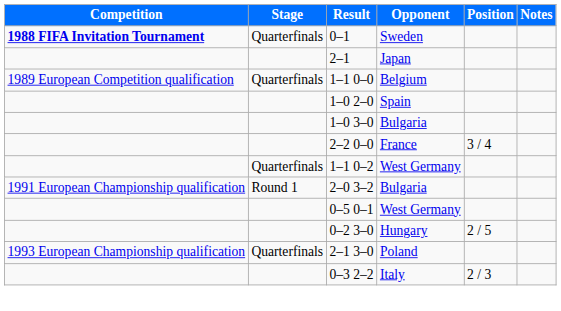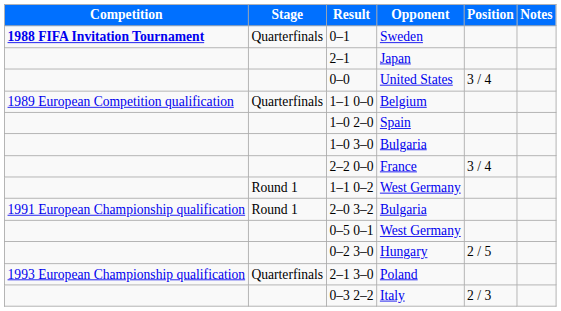+ row: (340, 79)
(287, 166) Quarterfinals -> (275, 187) Round 1
